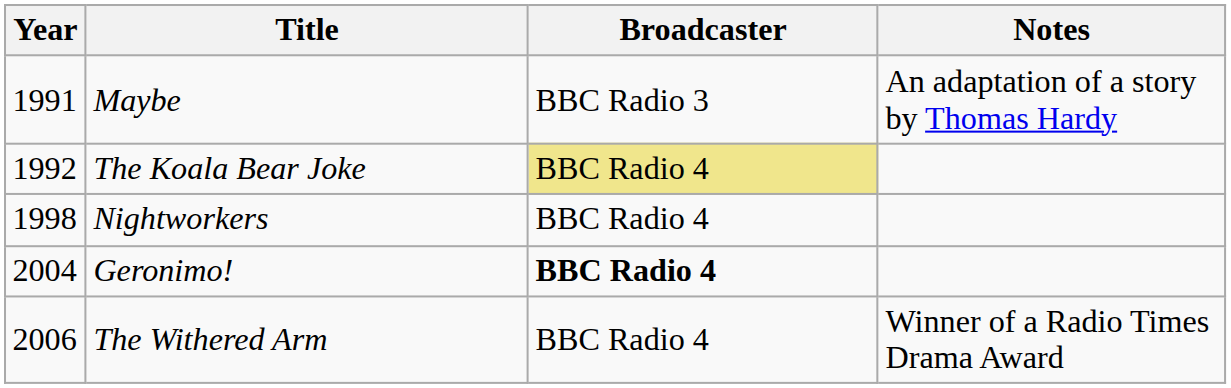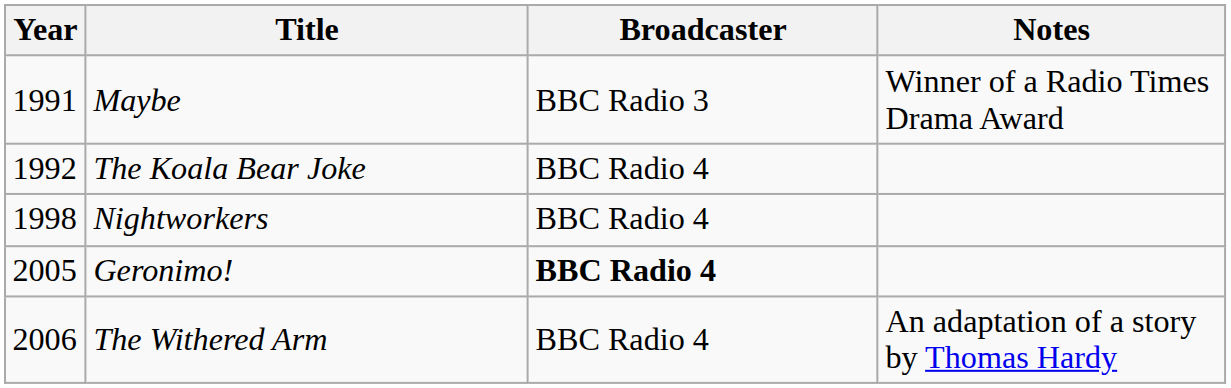(1041, 99) An adaptation of a story by Thomas Hardy -> (1047, 99) Winner of a Radio Times Drama Award
(622, 168) khaki background -> (622, 168) no background
(45, 270) 2004 -> (45, 270) 2005
(1047, 339) Winner of a Radio Times Drama Award -> (1041, 339) An adaptation of a story by Thomas Hardy
